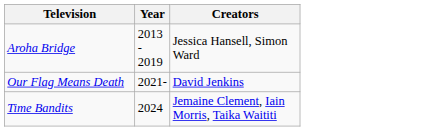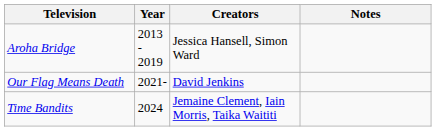+ column: (366, 14)
